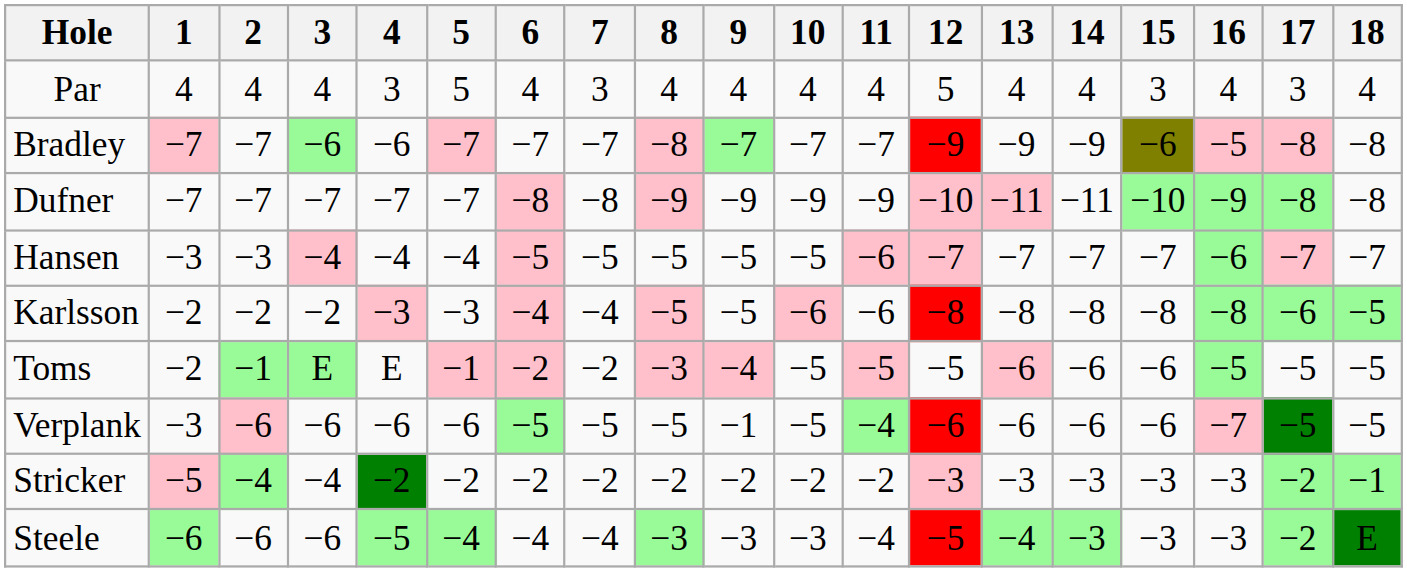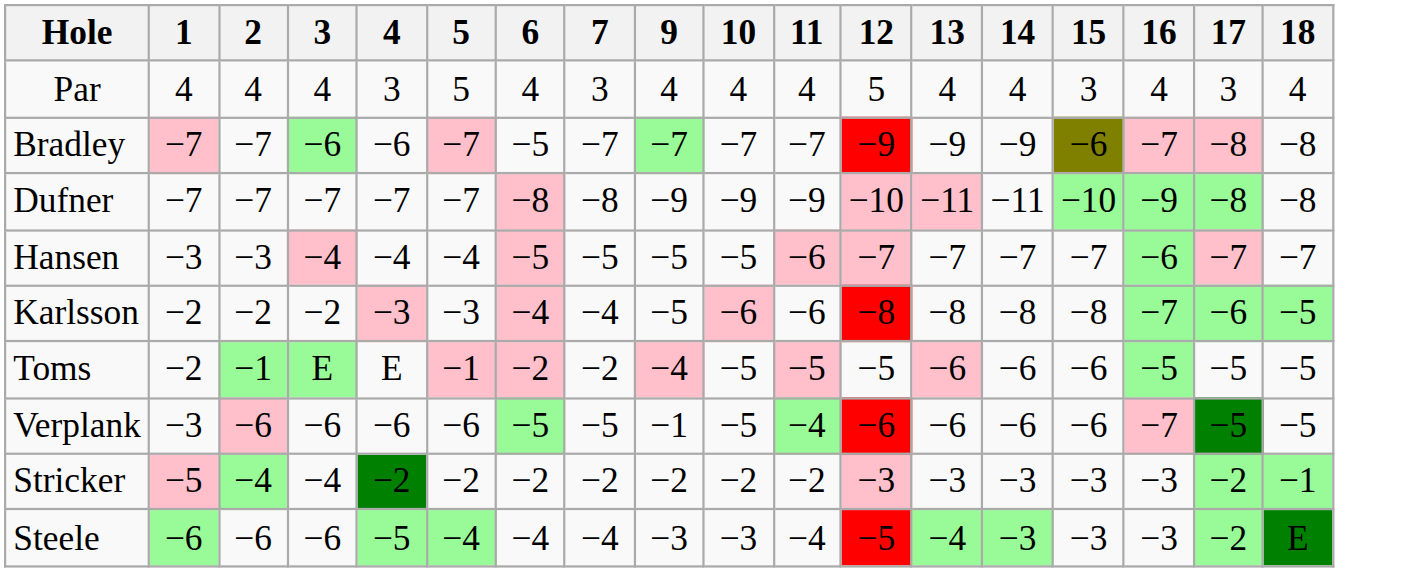- column: (669, 32)
(530, 144) −7 -> (530, 144) −5
(1228, 144) −5 -> (1159, 144) −7
(1228, 312) −8 -> (1159, 312) −7
